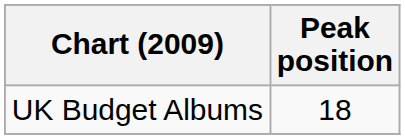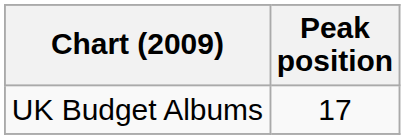(335, 109) 18 -> (335, 109) 17
